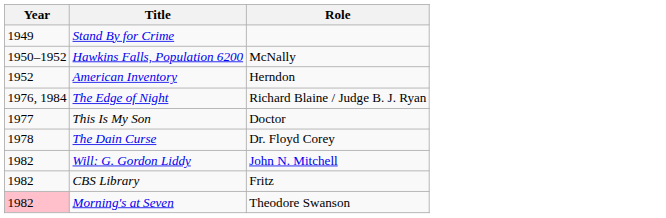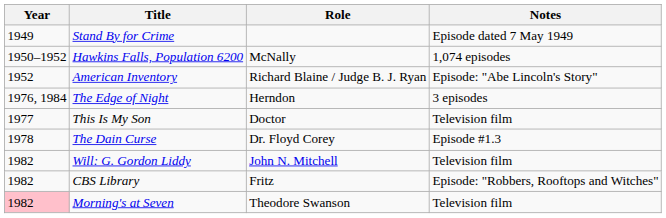+ column: (545, 14)
(272, 77) Herndon -> (338, 77) Richard Blaine / Judge B. J. Ryan
(338, 98) Richard Blaine / Judge B. J. Ryan -> (272, 98) Herndon
